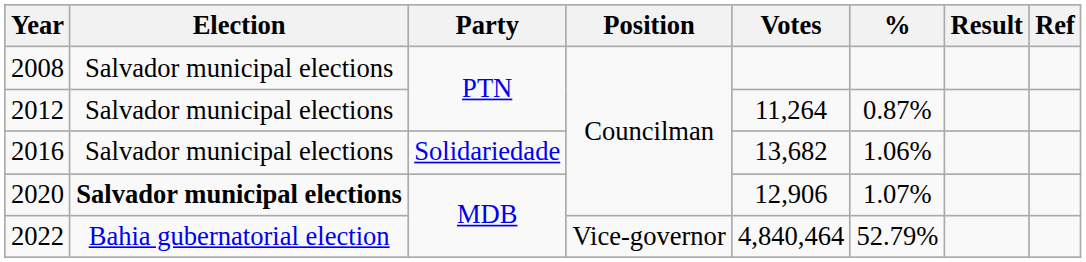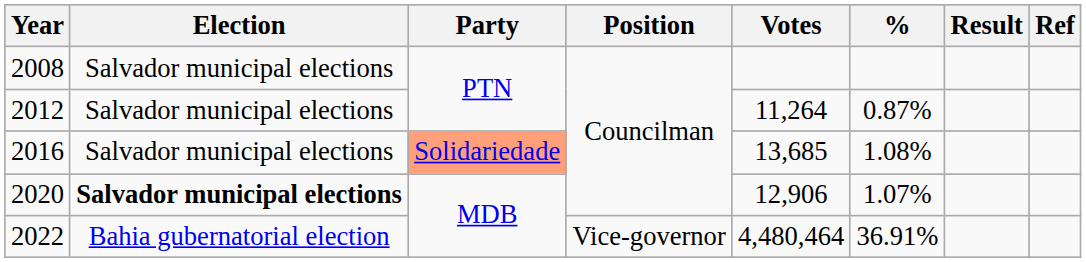(487, 151) no background -> (487, 151) lightsalmon background
(791, 151) 13,682 -> (791, 151) 13,685
(897, 151) 1.06% -> (897, 151) 1.08%
(791, 236) 4,840,464 -> (791, 236) 4,480,464
(897, 236) 52.79% -> (897, 236) 36.91%
